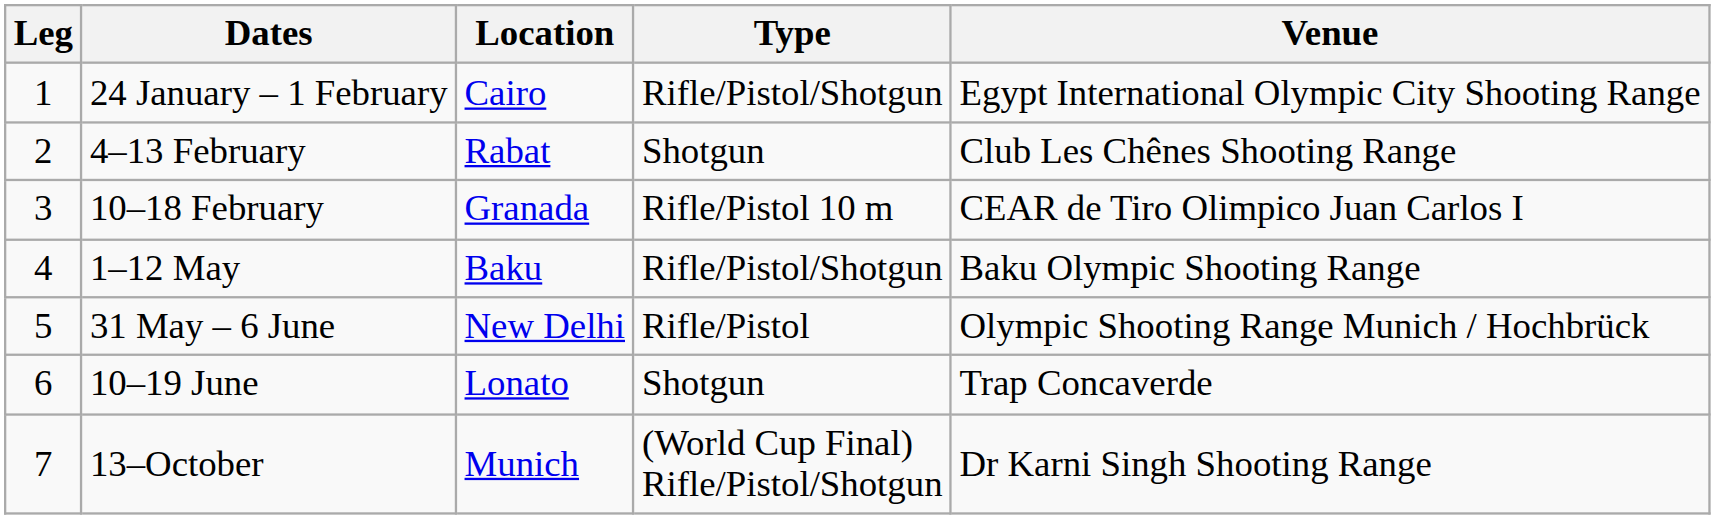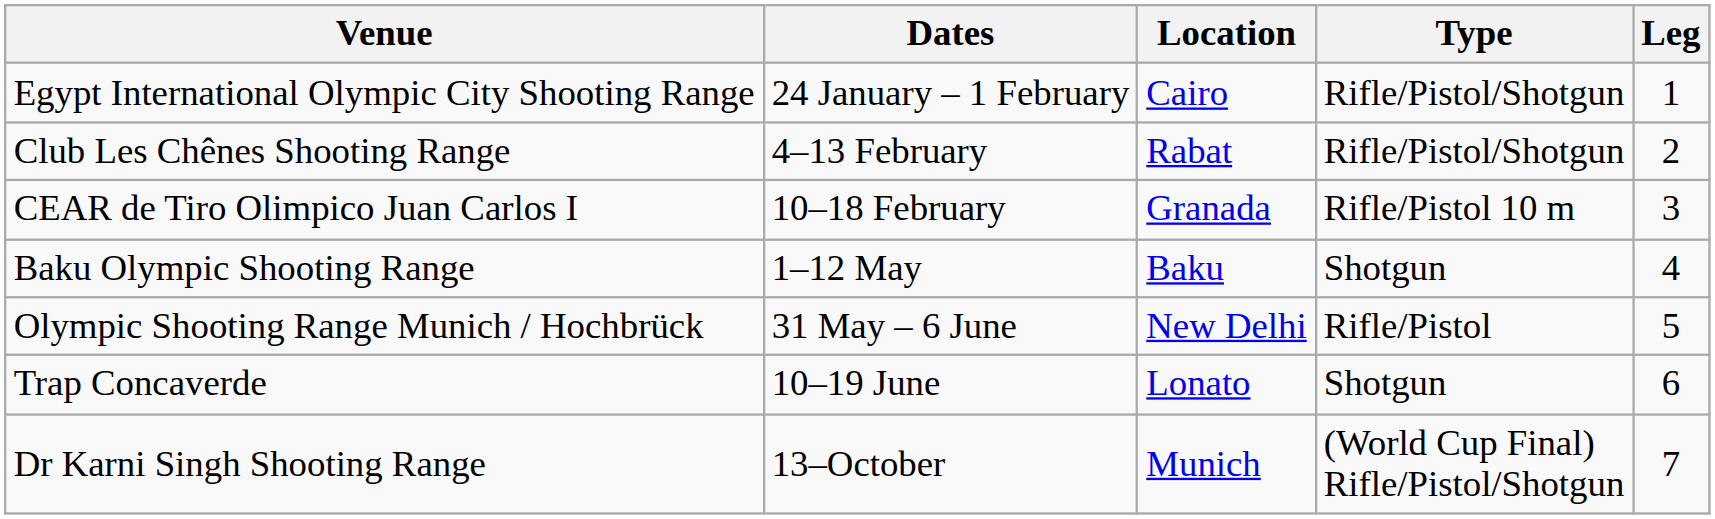columns swapped: (43, 33) <-> (1330, 33)
(703, 150) Shotgun -> (1474, 150) Rifle/Pistol/Shotgun
(792, 267) Rifle/Pistol/Shotgun -> (1385, 267) Shotgun
